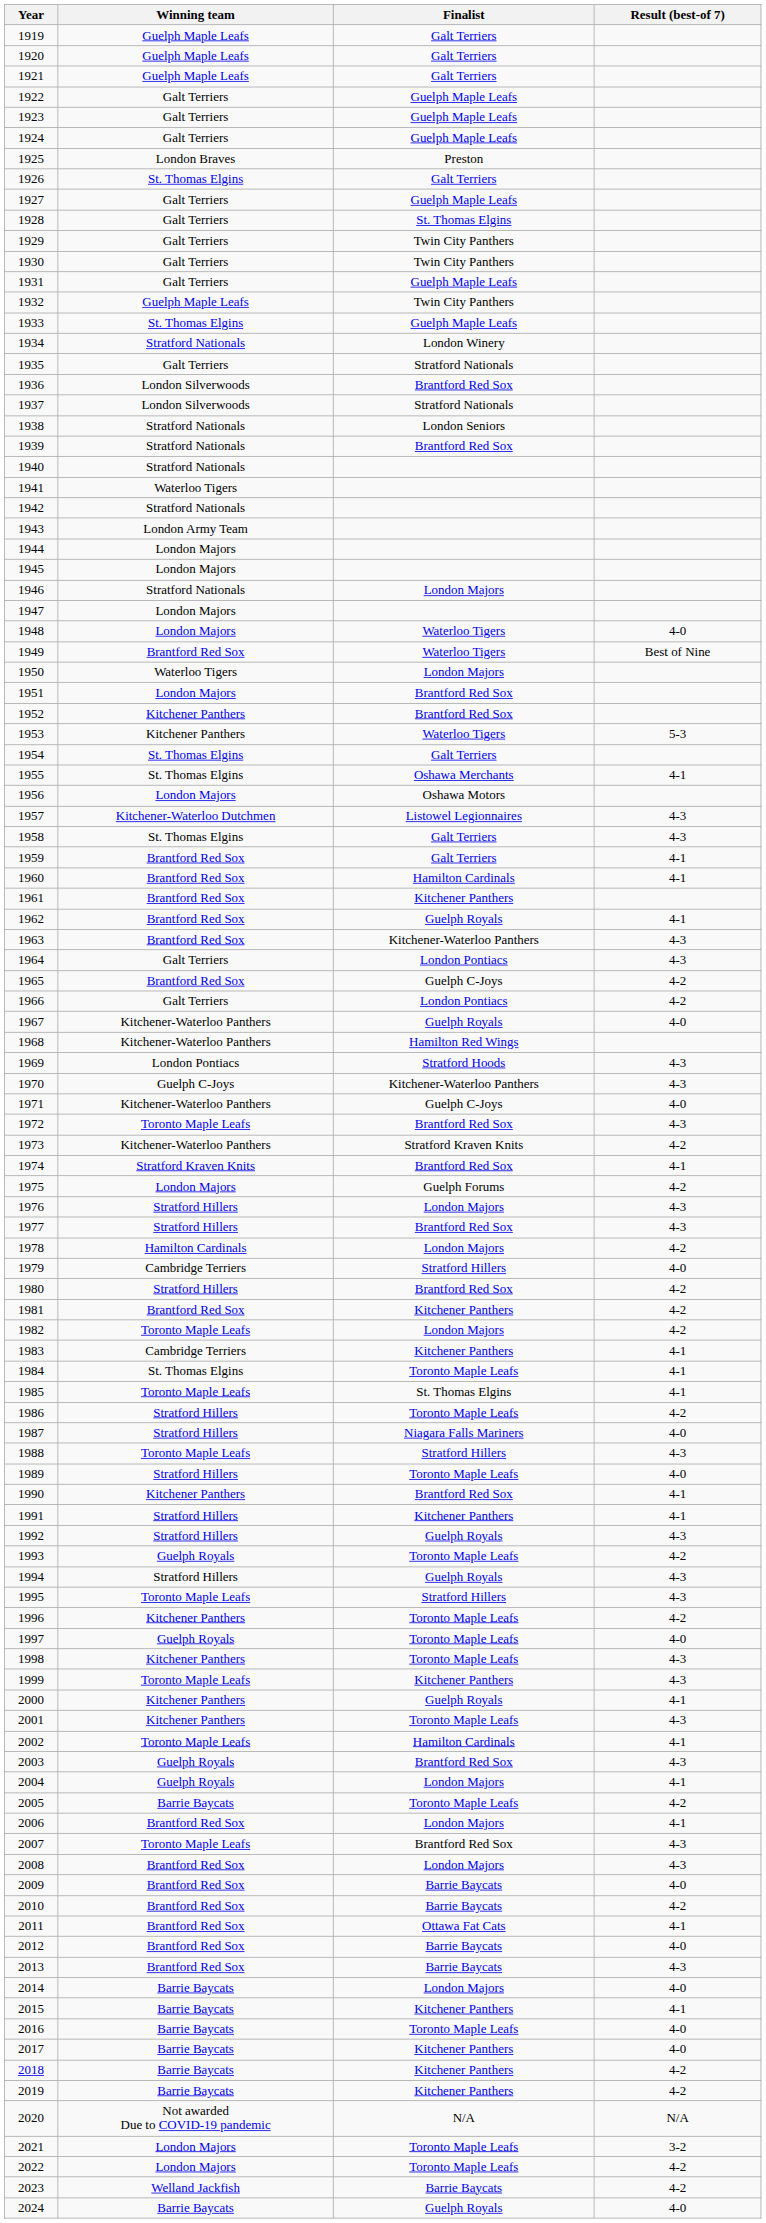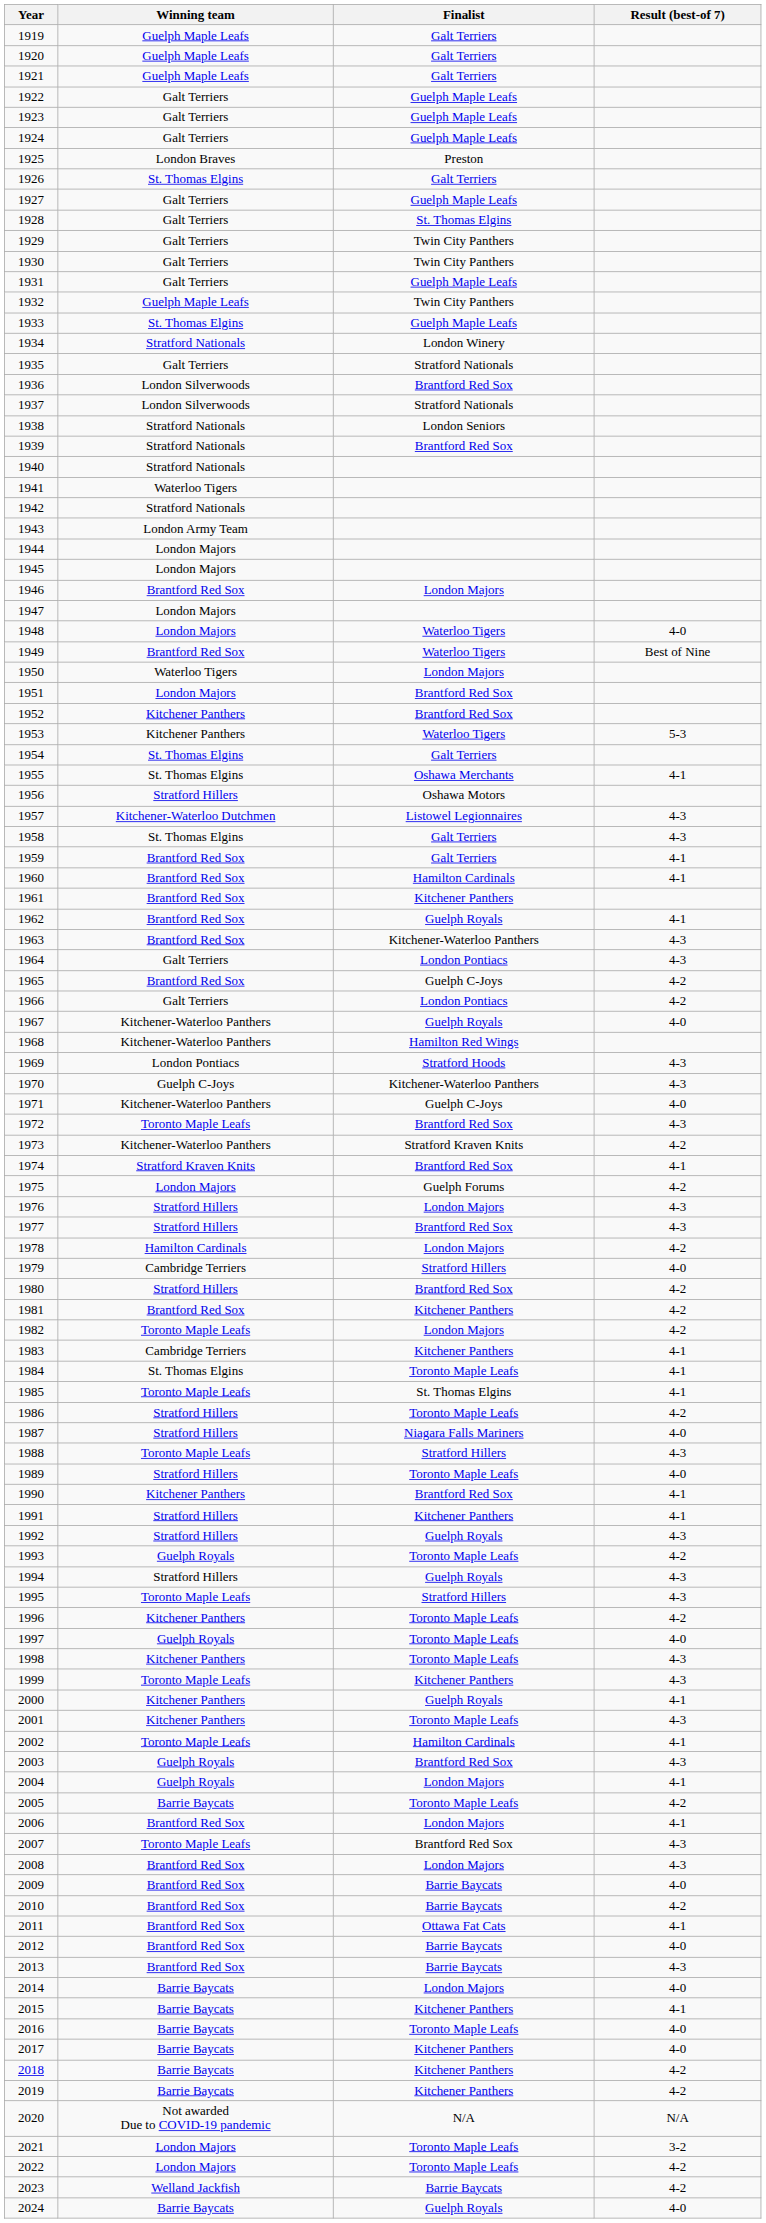(196, 590) Stratford Nationals -> (196, 590) Brantford Red Sox
(196, 795) London Majors -> (196, 795) Stratford Hillers
